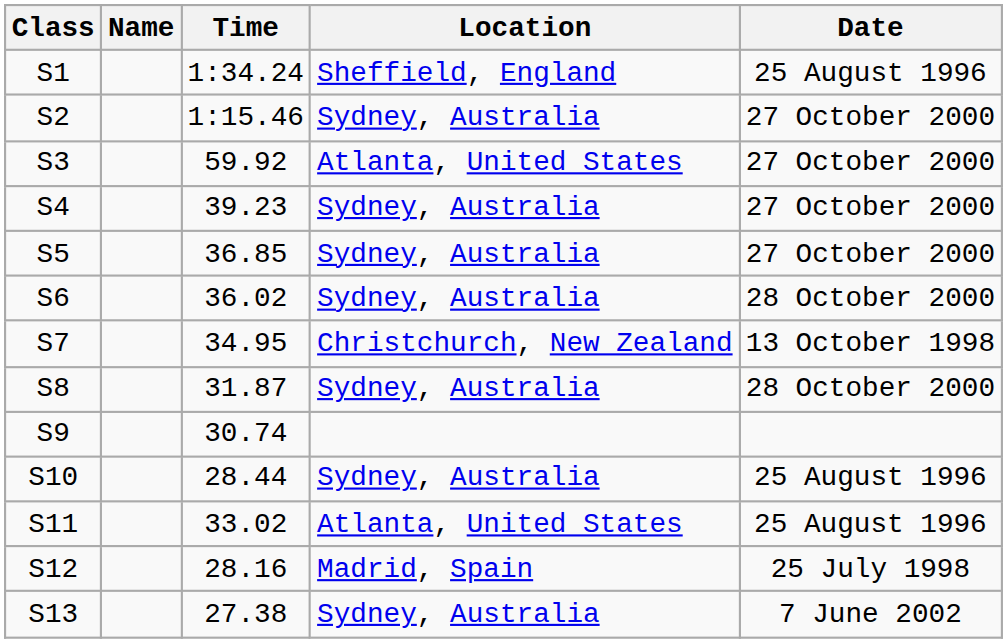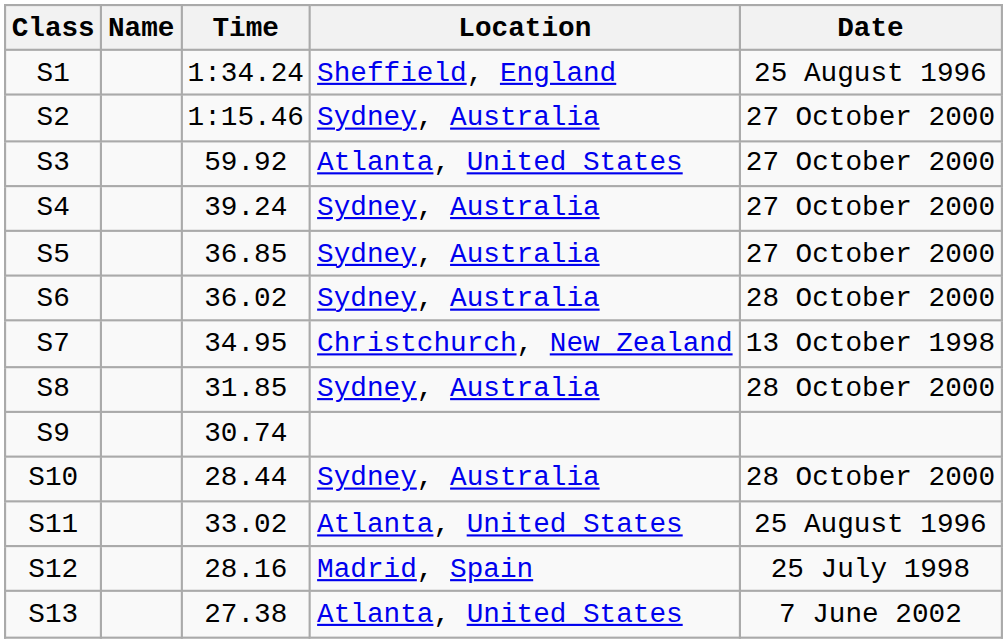(246, 208) 39.23 -> (246, 208) 39.24
(246, 389) 31.87 -> (246, 389) 31.85
(870, 479) 25 August 1996 -> (870, 479) 28 October 2000
(458, 614) Sydney, Australia -> (500, 614) Atlanta, United States
